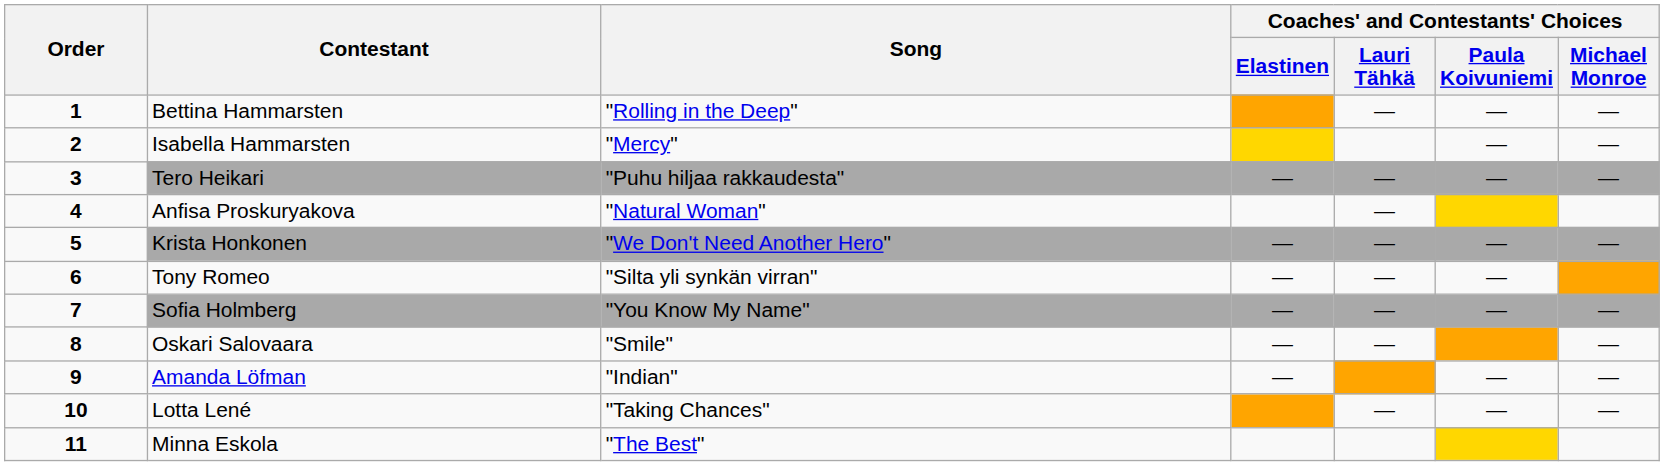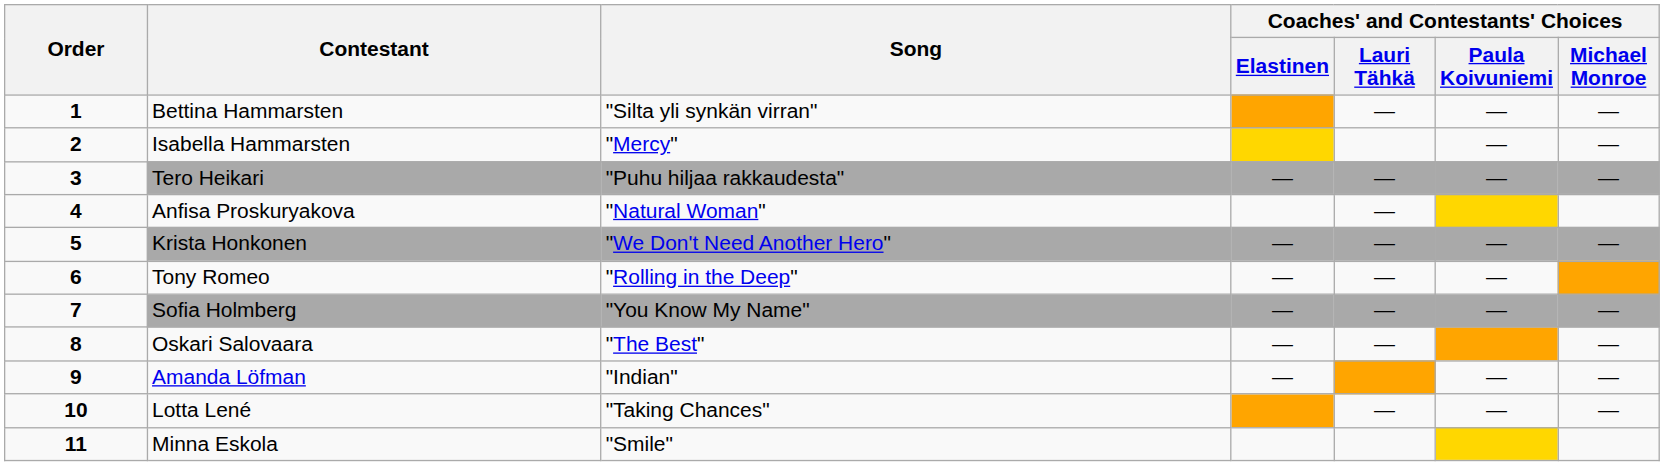(702, 111) "Rolling in the Deep" -> (712, 111) "Silta yli synkän virran"
(712, 277) "Silta yli synkän virran" -> (702, 277) "Rolling in the Deep"
(639, 343) "Smile" -> (655, 343) "The Best"
(655, 443) "The Best" -> (639, 443) "Smile"
